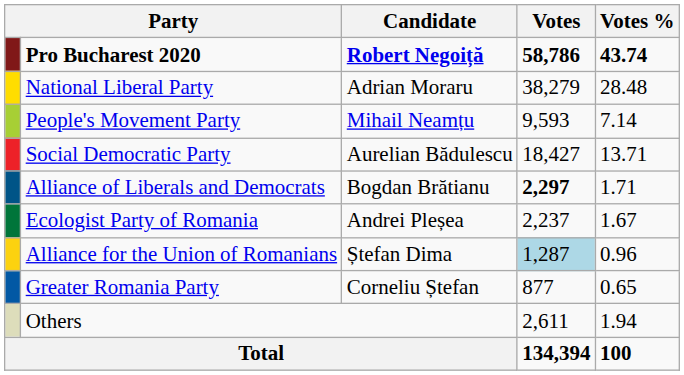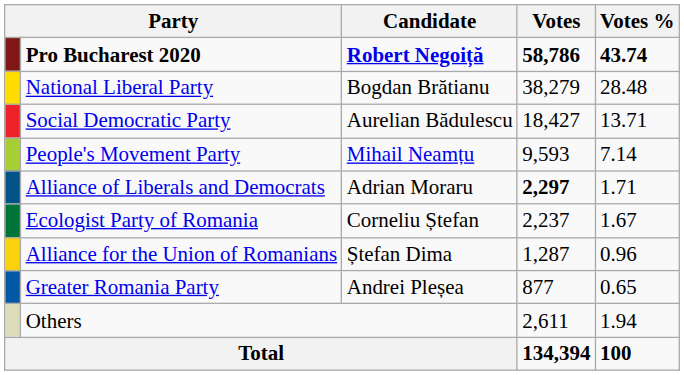(410, 87) Adrian Moraru -> (418, 87) Bogdan Brătianu
rows swapped: (128, 154) <-> (133, 120)
(418, 187) Bogdan Brătianu -> (410, 187) Adrian Moraru
(405, 220) Andrei Pleșea -> (413, 220) Corneliu Ștefan
(546, 253) lightblue background -> (546, 253) no background
(413, 287) Corneliu Ștefan -> (405, 287) Andrei Pleșea
